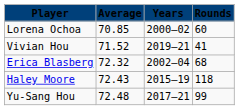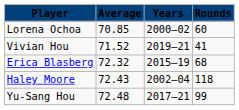(168, 63) 2002–04 -> (168, 63) 2015–19
(168, 80) 2015–19 -> (168, 80) 2002–04
